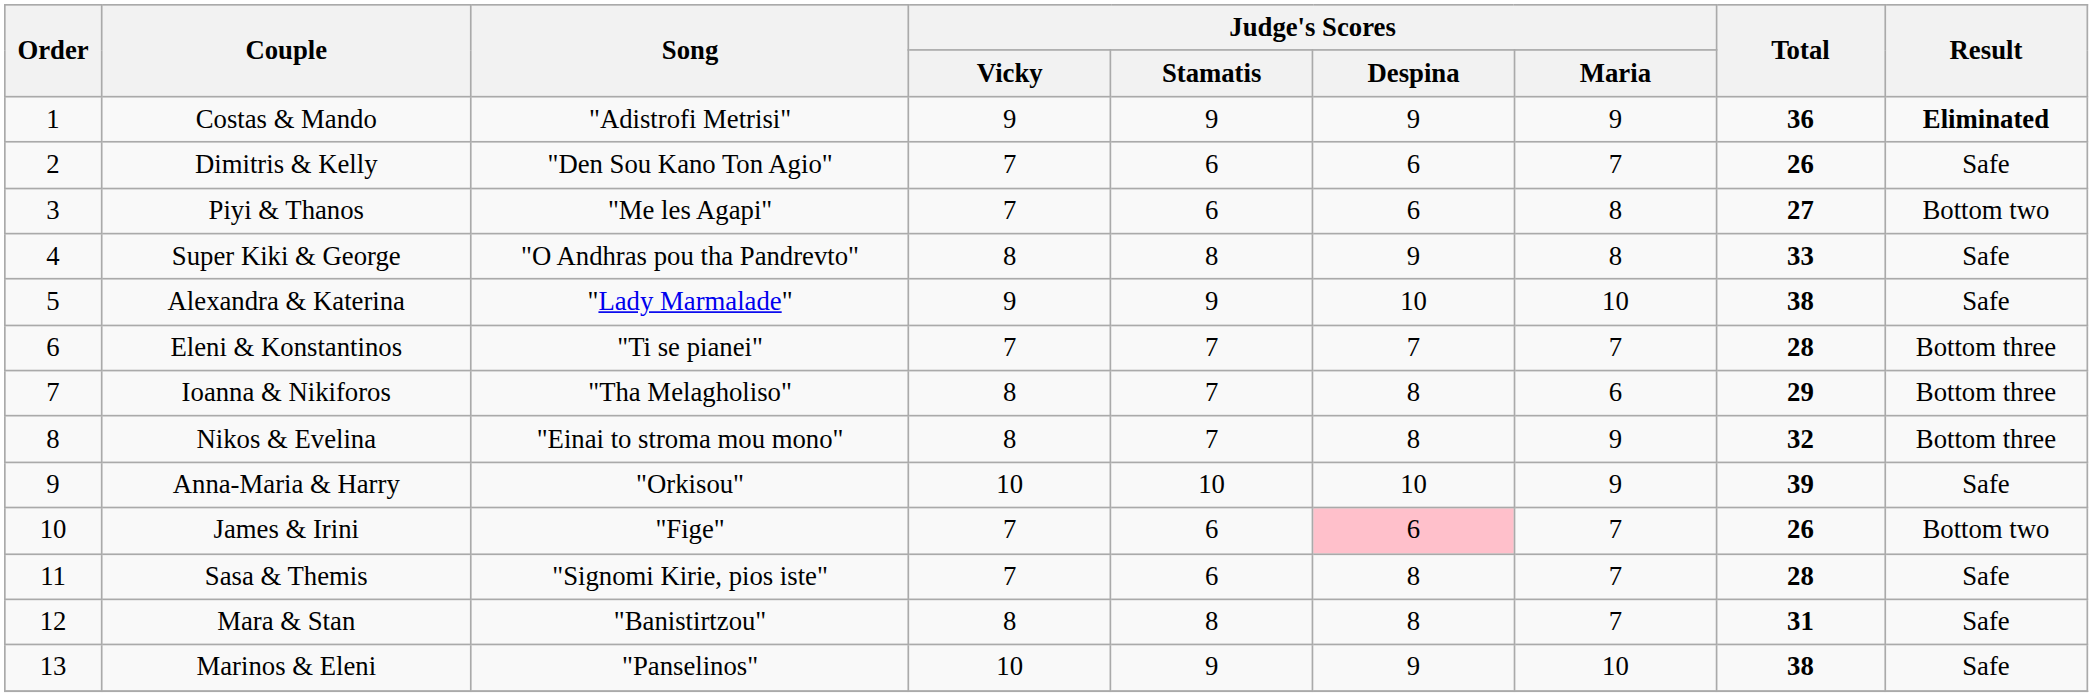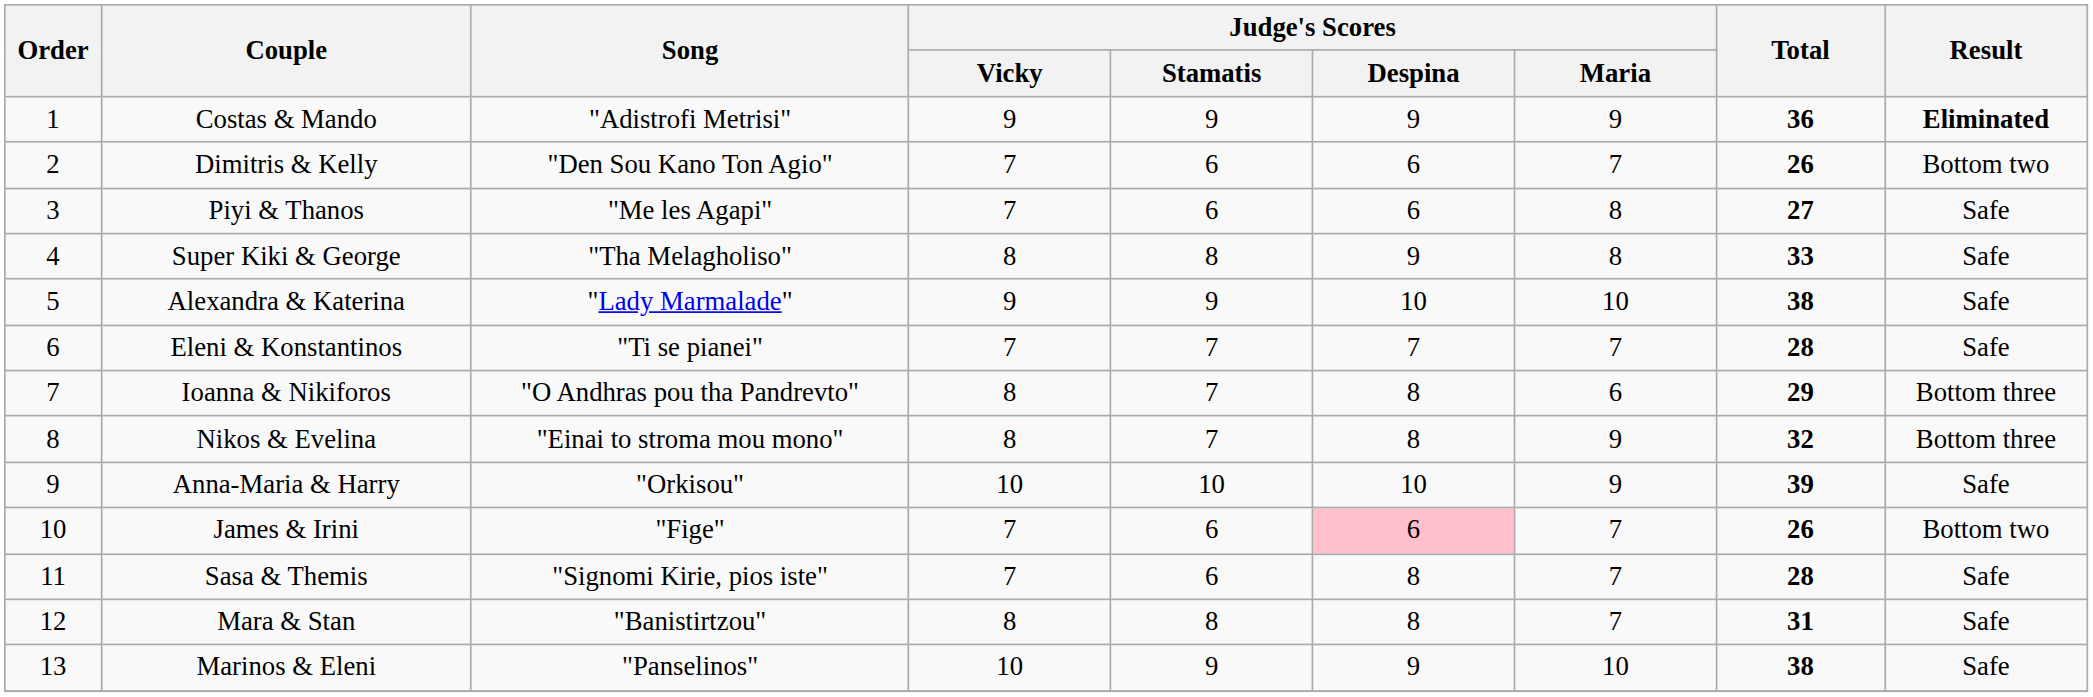(1986, 164) Safe -> (1986, 164) Bottom two
(1986, 210) Bottom two -> (1986, 210) Safe
(690, 255) "O Andhras pou tha Pandrevto" -> (690, 255) "Tha Melagholiso"
(1986, 347) Bottom three -> (1986, 347) Safe
(690, 393) "Tha Melagholiso" -> (690, 393) "O Andhras pou tha Pandrevto"
